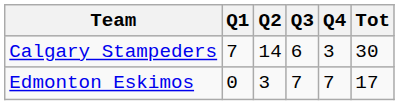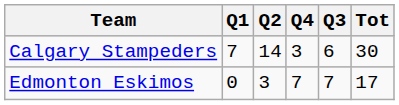columns swapped: (302, 20) <-> (335, 20)
